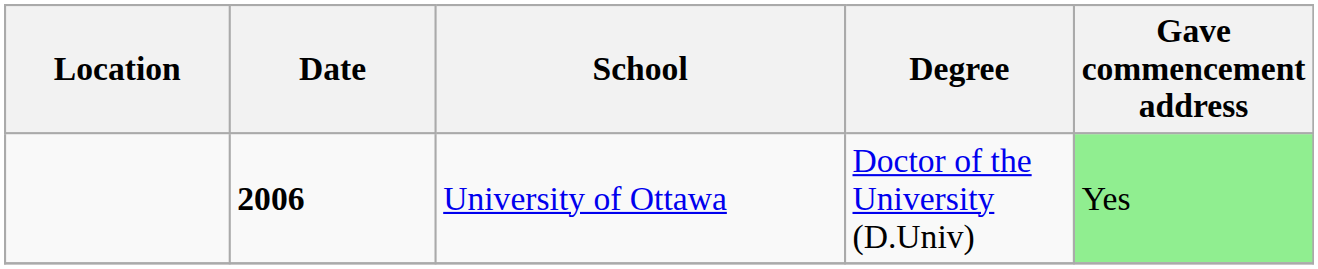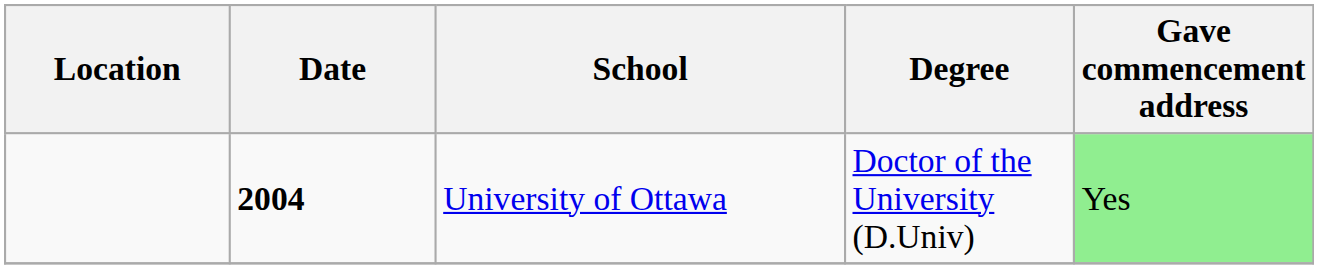(271, 197) 2006 -> (271, 197) 2004
